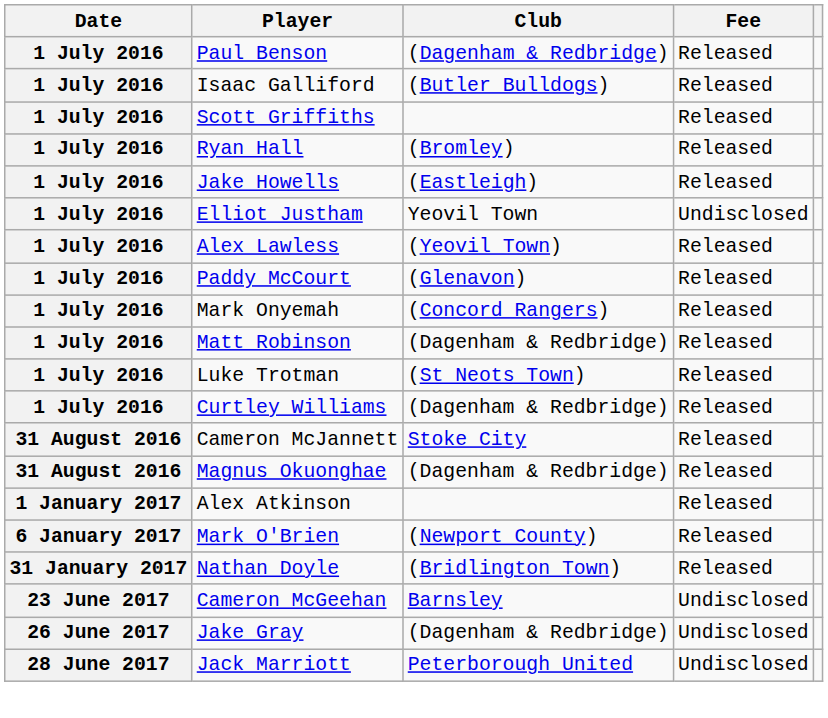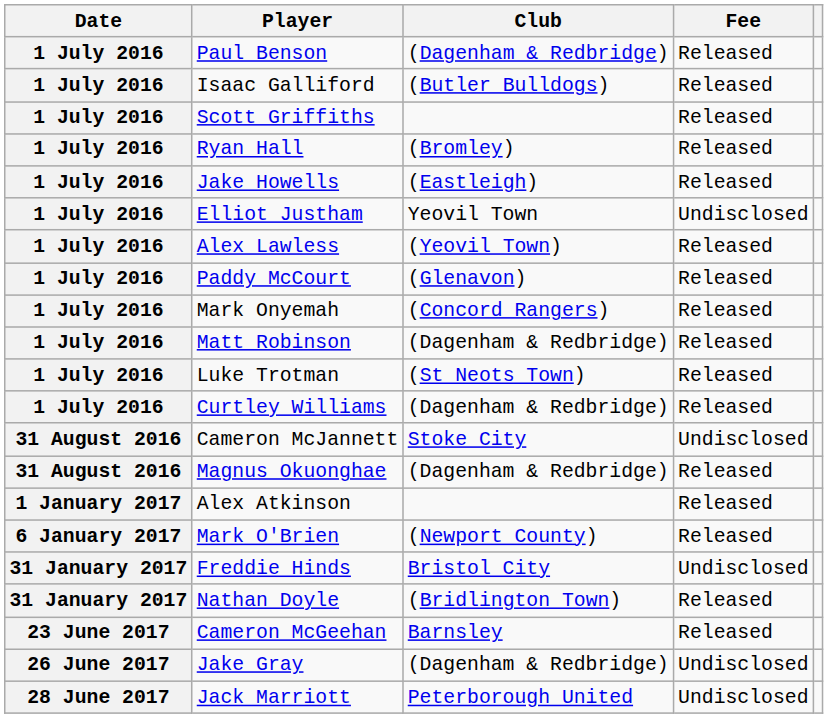(726, 440) Released -> (743, 440) Undisclosed
+ row: (274, 568)
(743, 601) Undisclosed -> (726, 633) Released
